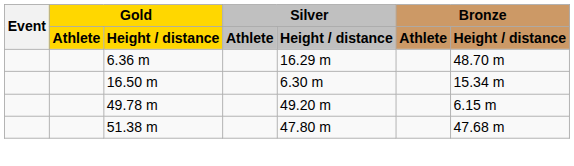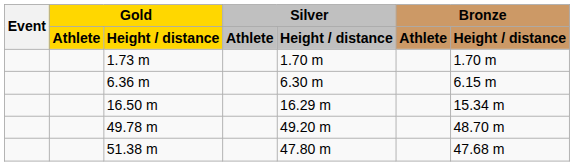+ row: (128, 60)
(306, 60) 16.29 m -> (302, 82) 6.30 m
(479, 60) 48.70 m -> (475, 82) 6.15 m
(302, 82) 6.30 m -> (306, 104) 16.29 m
(475, 104) 6.15 m -> (479, 127) 48.70 m
